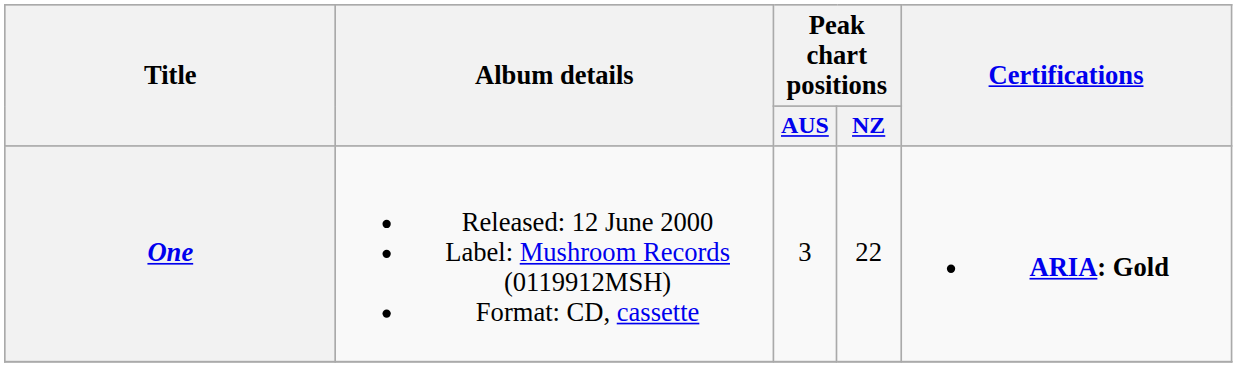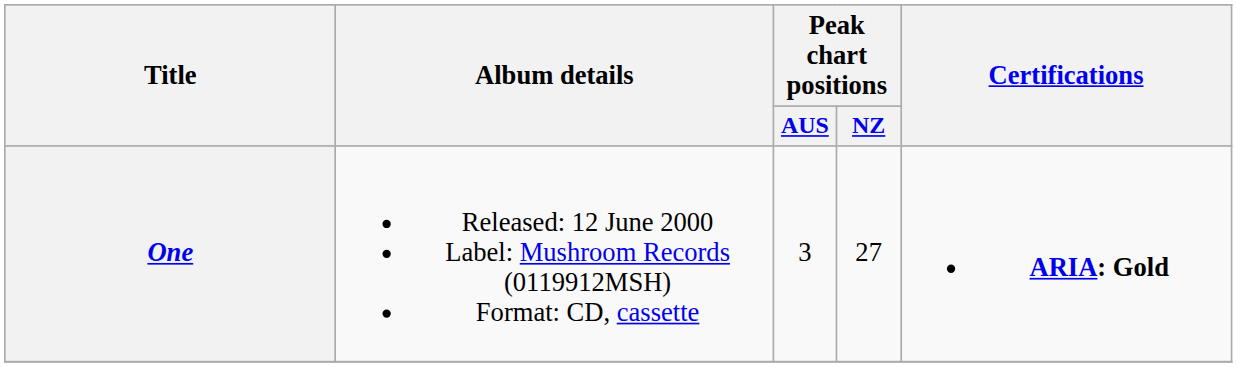(869, 253) 22 -> (869, 253) 27
